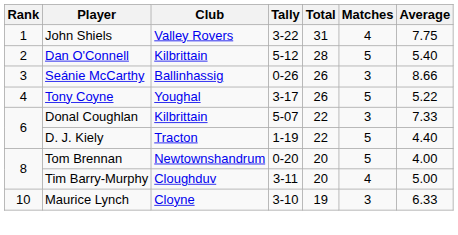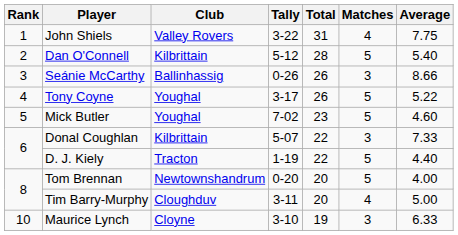+ row: (77, 117)
